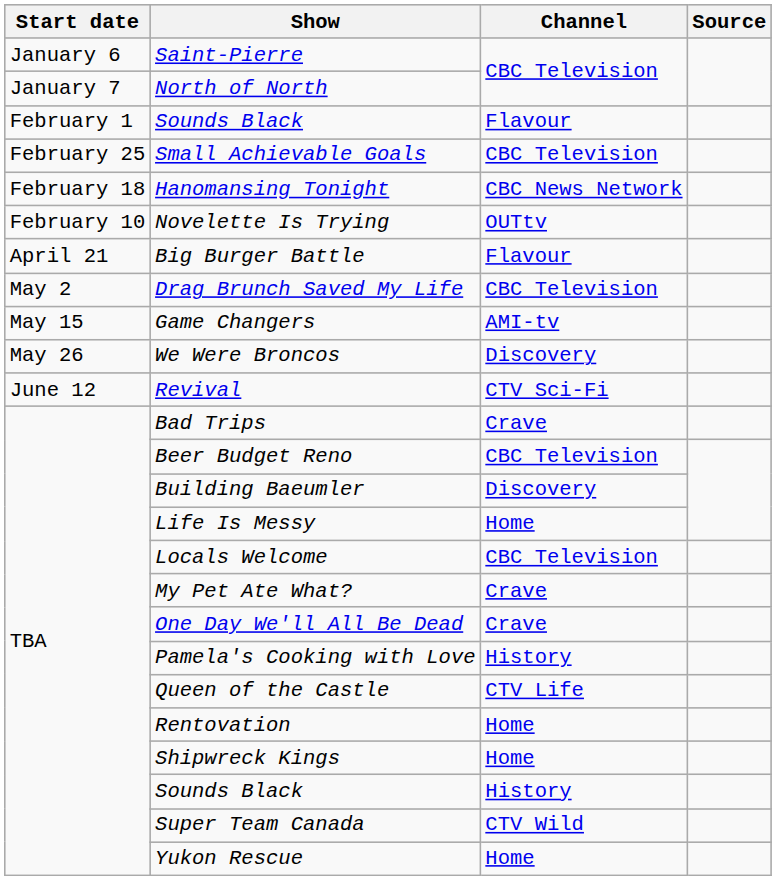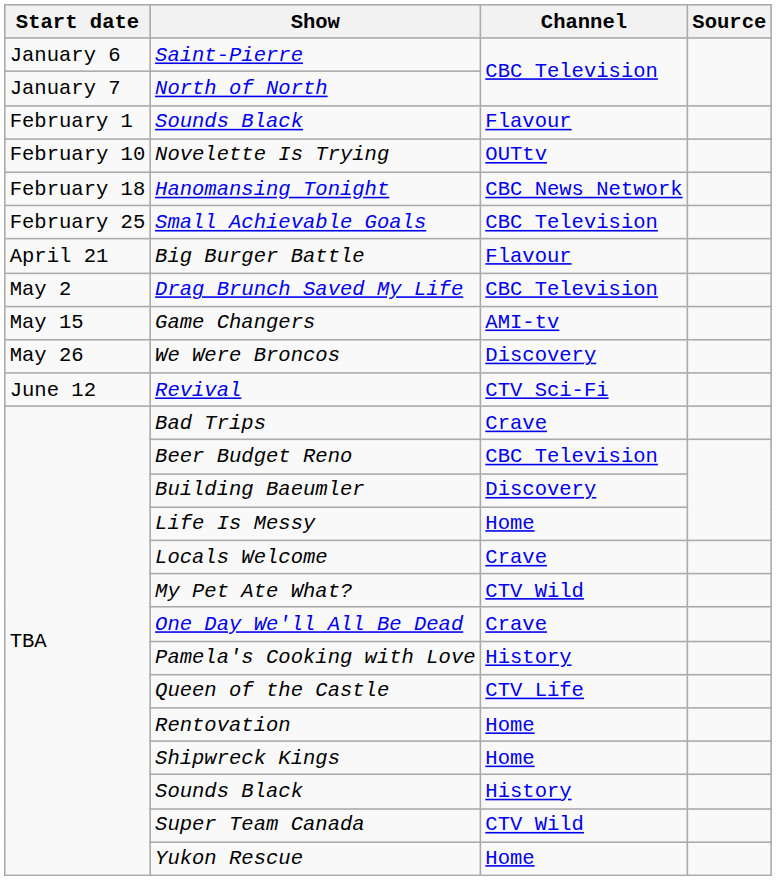rows swapped: (77, 222) <-> (77, 155)
(572, 557) CBC Television -> (516, 557) Crave
(516, 591) Crave -> (535, 591) CTV Wild
